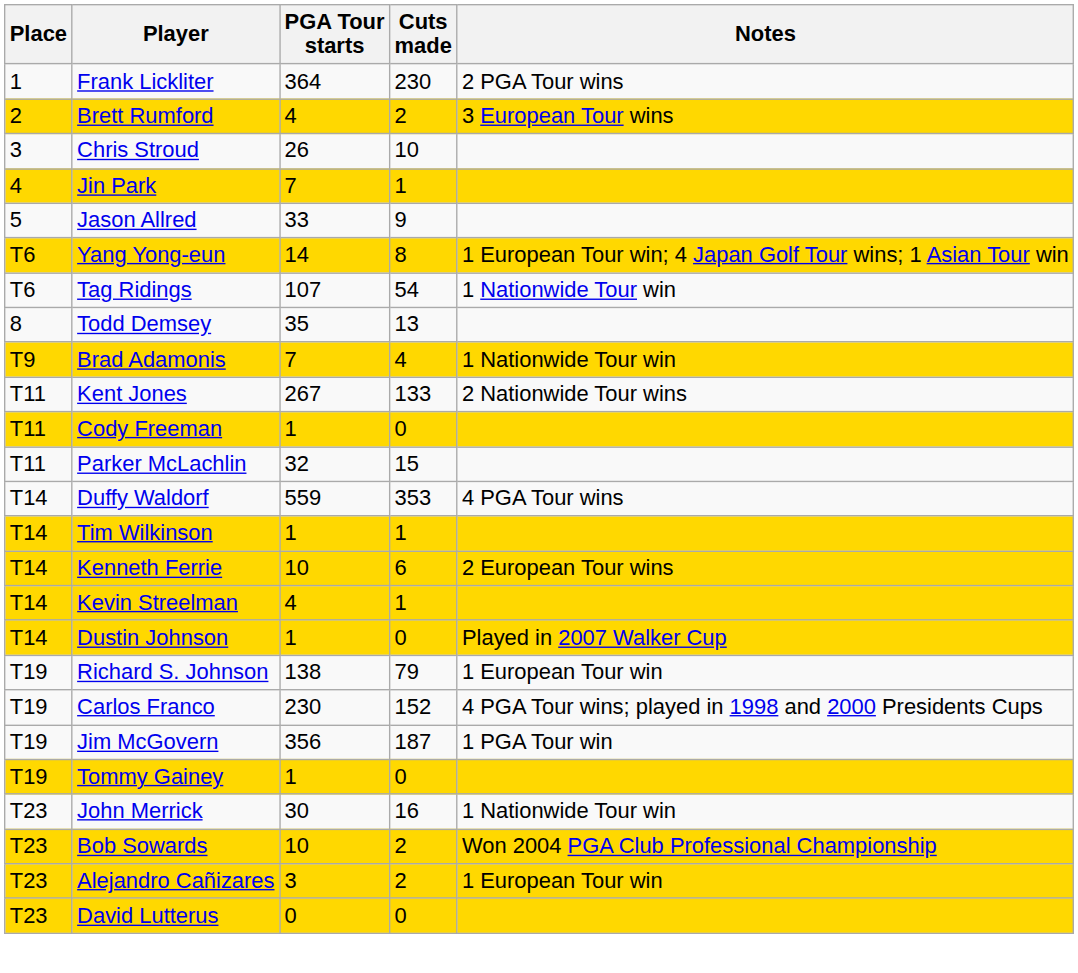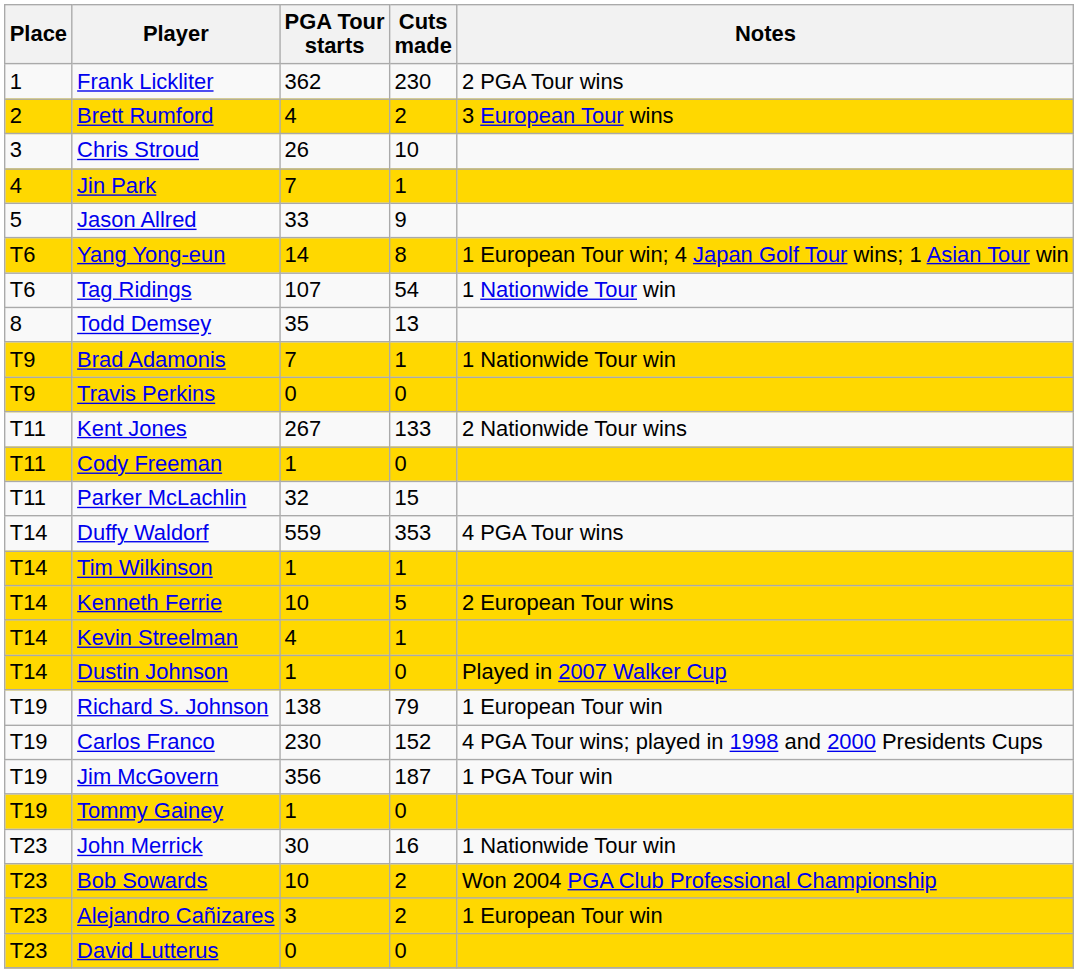(303, 81) 364 -> (303, 81) 362
(401, 359) 4 -> (401, 359) 1
+ row: (146, 394)
(401, 567) 6 -> (401, 602) 5
